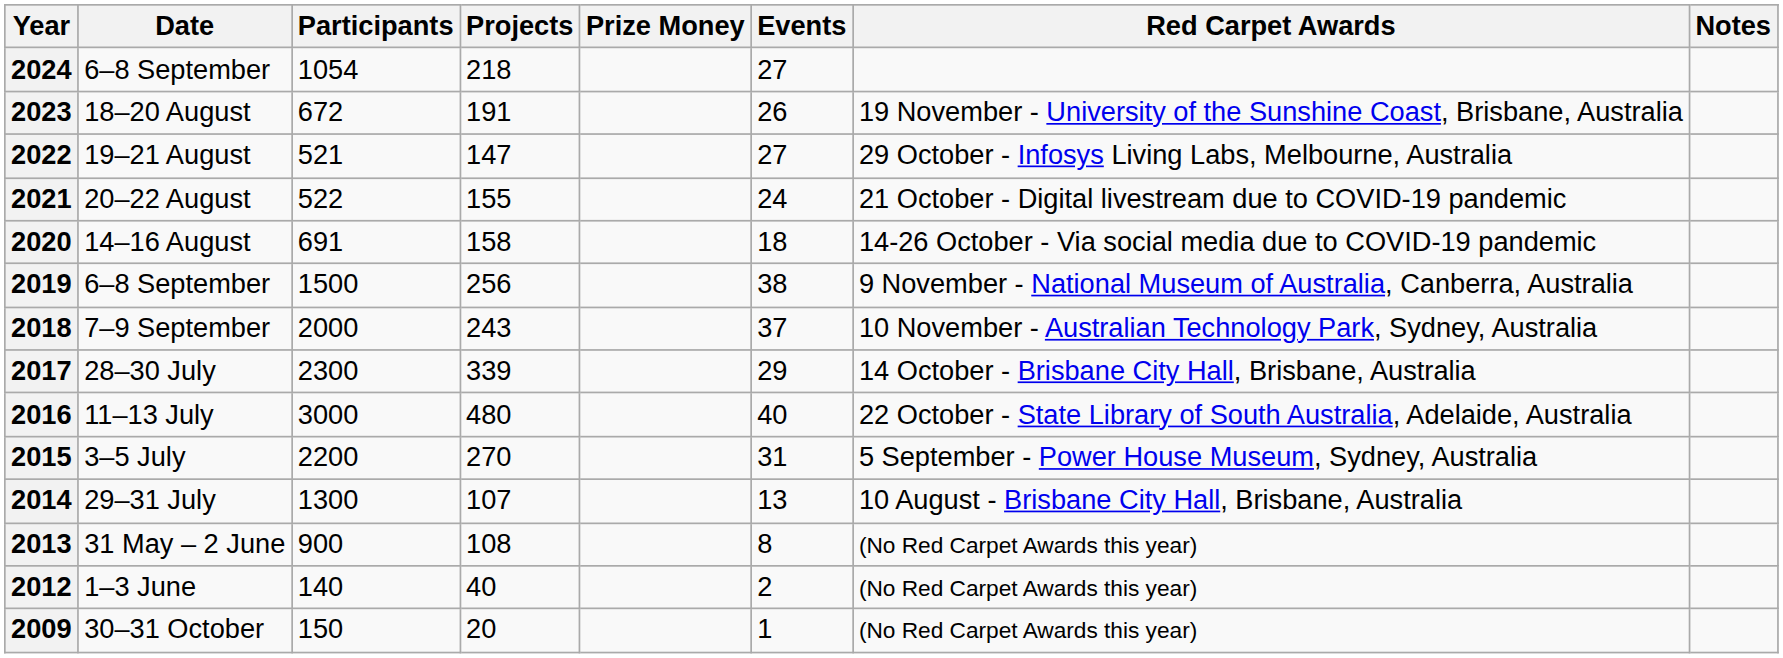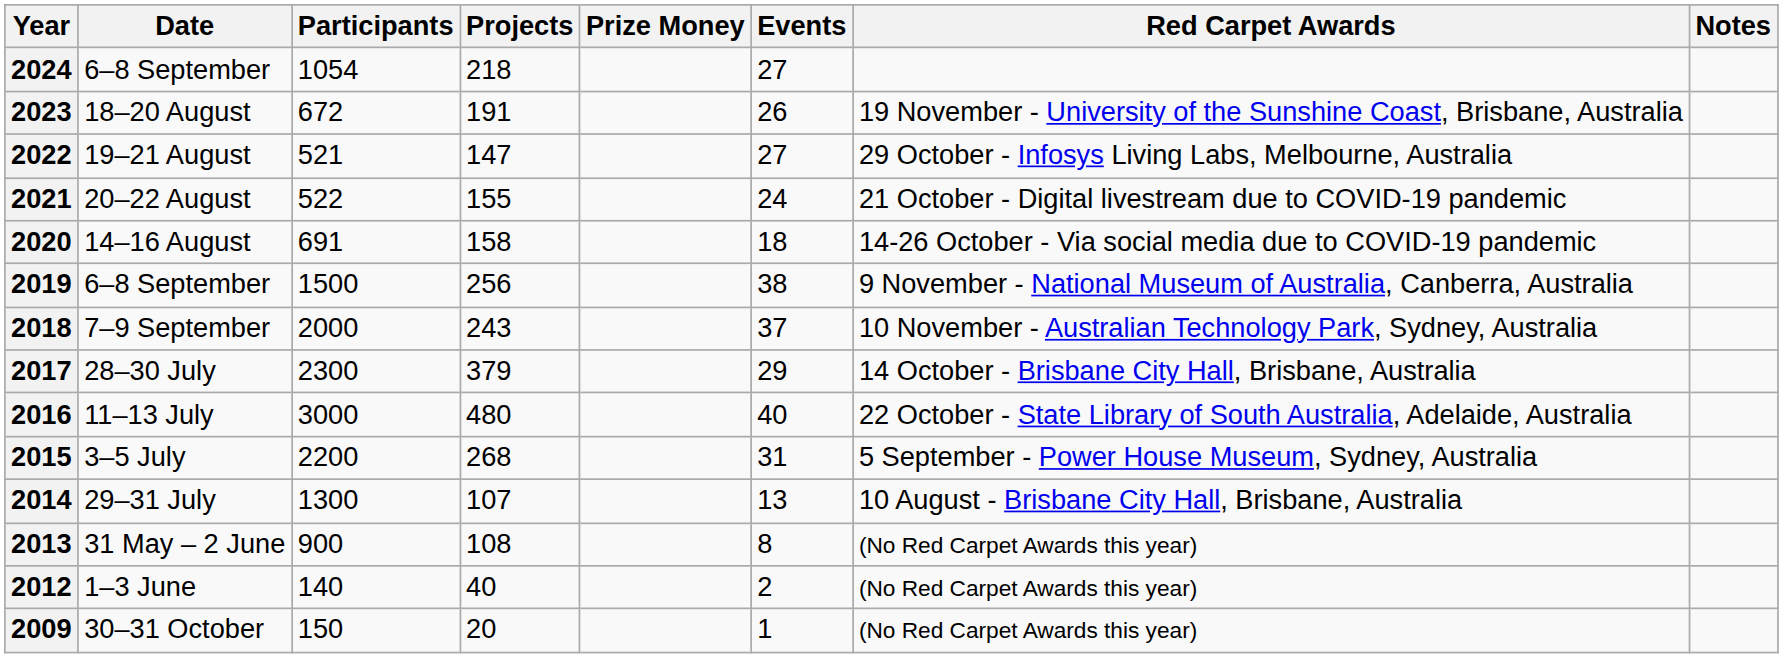(489, 371) 339 -> (489, 371) 379
(489, 457) 270 -> (489, 457) 268
